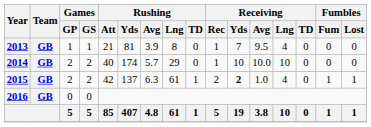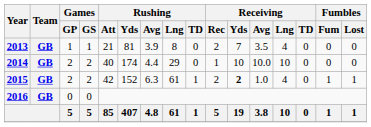(216, 46) 1 -> (216, 46) 2
(261, 46) 9.5 -> (261, 46) 3.5
(152, 63) 5.7 -> (152, 63) 4.4
(129, 79) 137 -> (129, 79) 152
